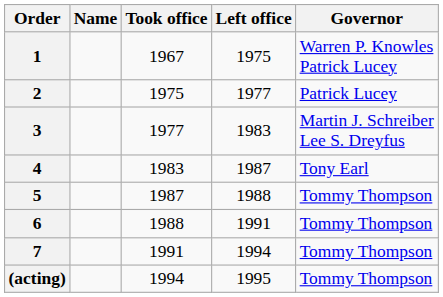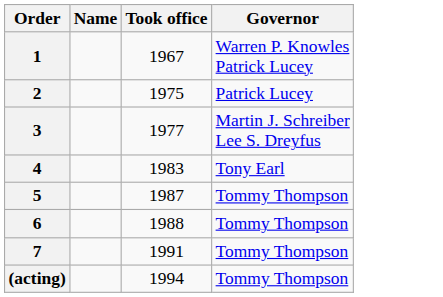- column: (254, 18)
